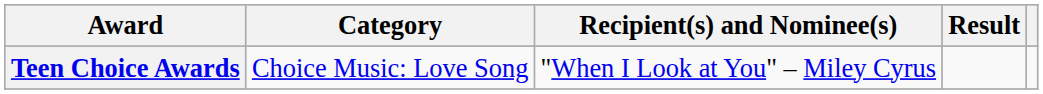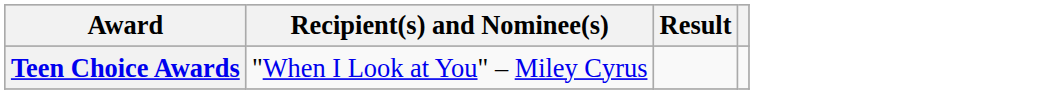- column: (390, 25)
